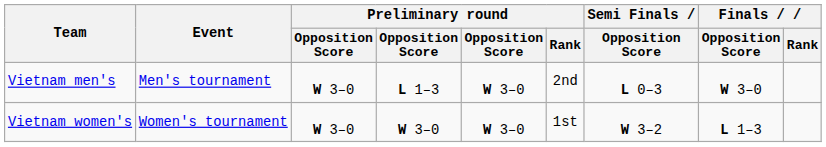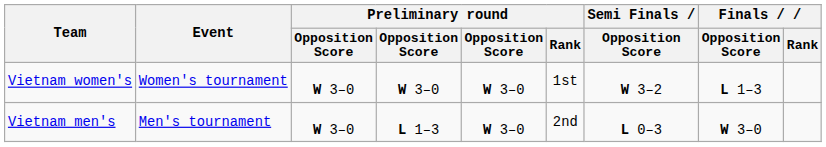rows swapped: (62, 82) <-> (70, 122)
